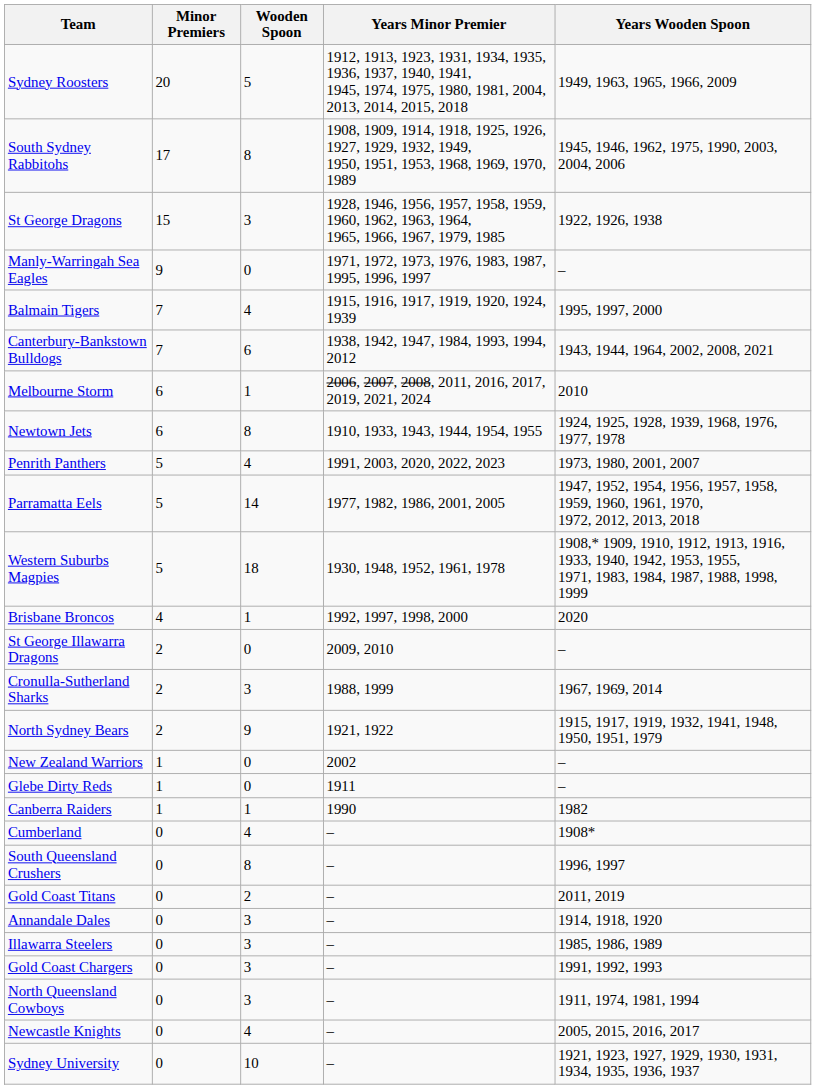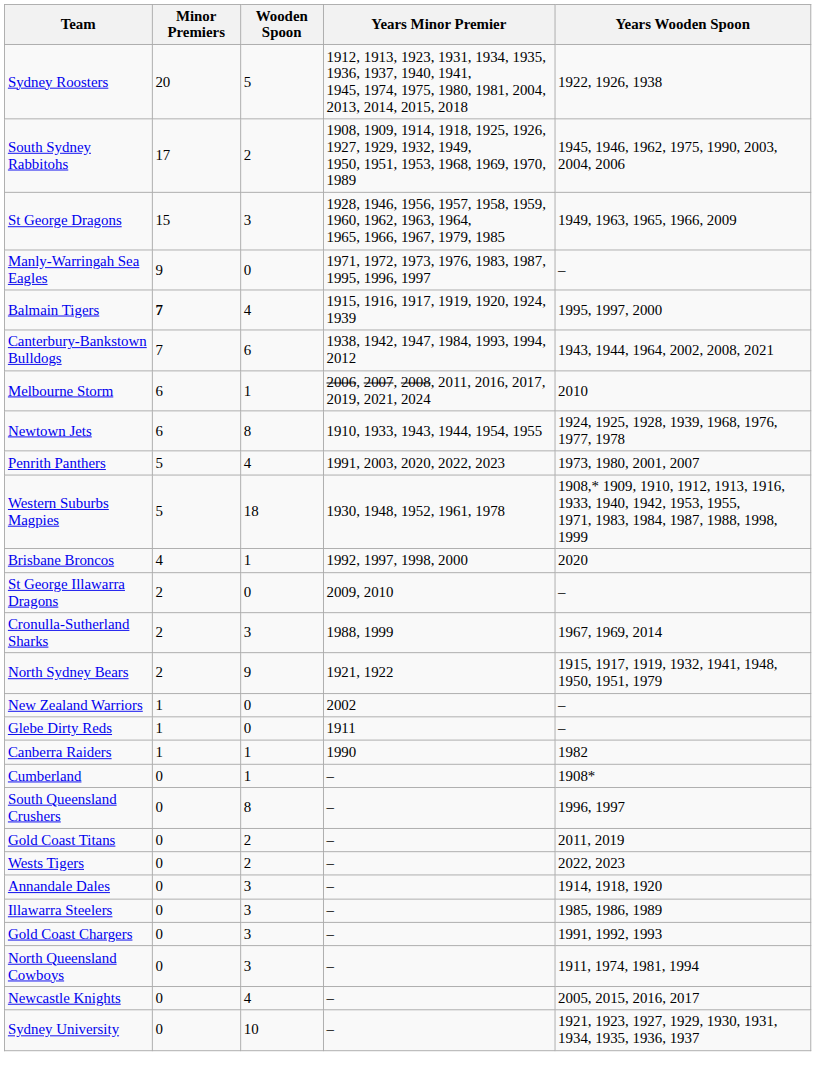(647, 81) 1949, 1963, 1965, 1966, 2009 -> (610, 81) 1922, 1926, 1938
(248, 155) 8 -> (248, 155) 2
(610, 221) 1922, 1926, 1938 -> (647, 221) 1949, 1963, 1965, 1966, 2009
(159, 310) normal -> (159, 310) bold
- row: (55, 503)
(248, 832) 4 -> (248, 775) 1
+ row: (46, 863)
